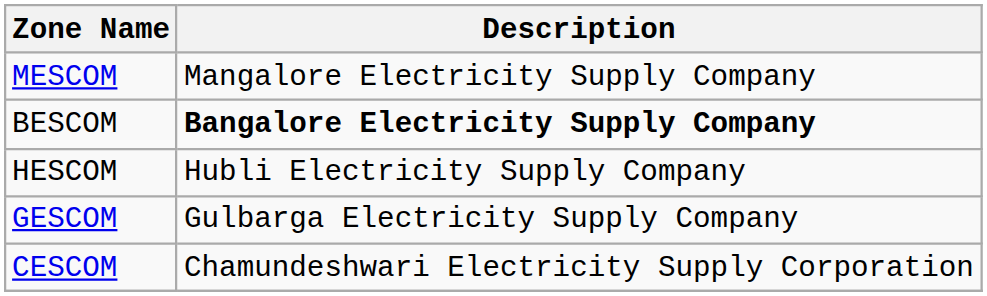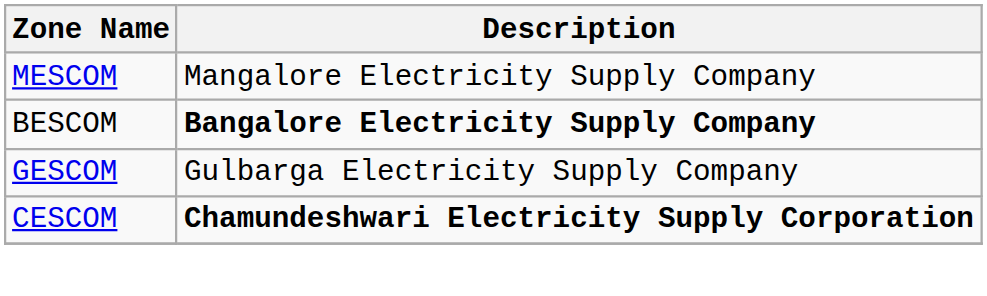- row: (65, 172)
(579, 267) normal -> (579, 220) bold
